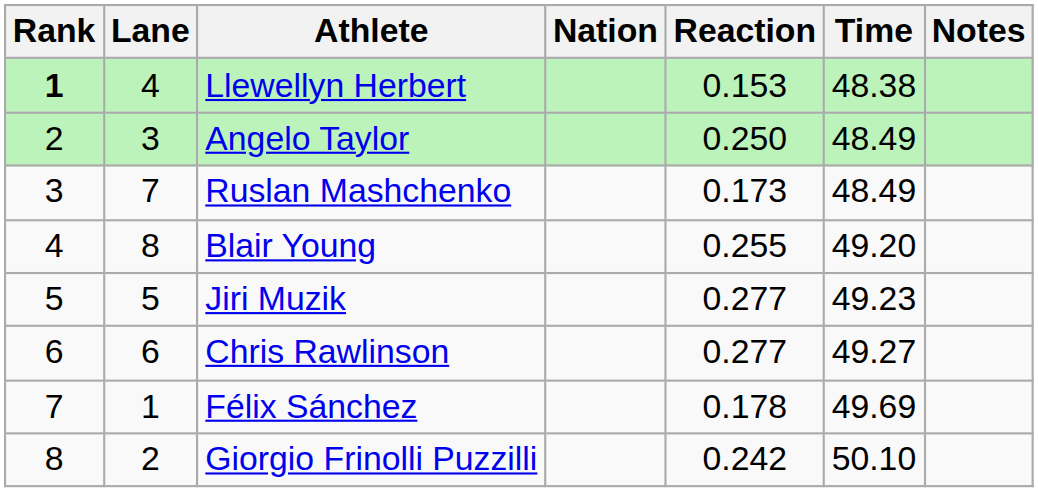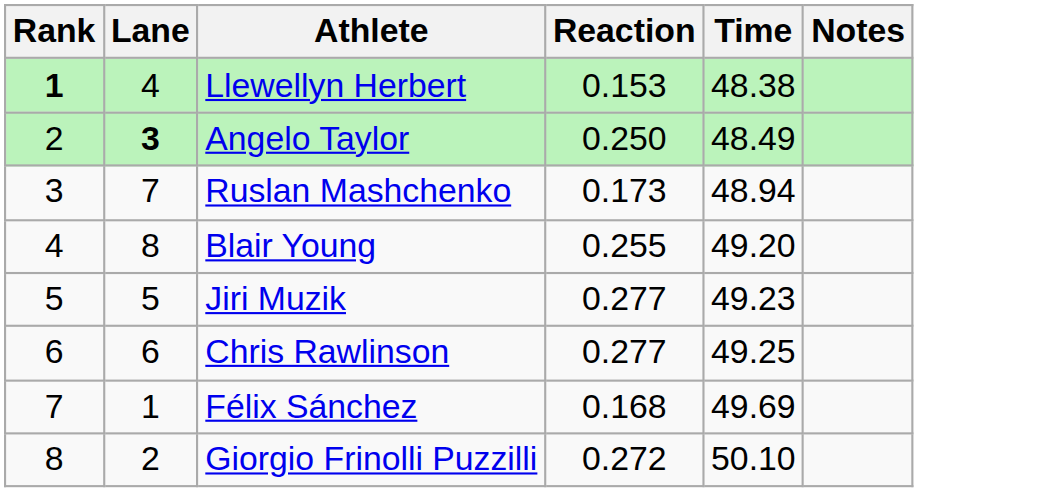- column: (605, 31)
(150, 138) normal -> (150, 138) bold
(874, 191) 48.49 -> (753, 191) 48.94
(874, 352) 49.27 -> (753, 352) 49.25
(745, 406) 0.178 -> (624, 406) 0.168
(745, 459) 0.242 -> (624, 459) 0.272
